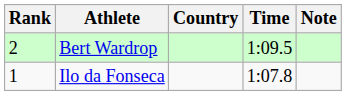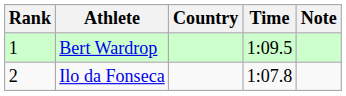(13, 47) 2 -> (13, 47) 1
(13, 76) 1 -> (13, 76) 2
